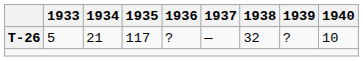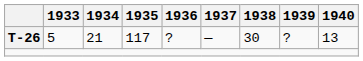(252, 38) 32 -> (252, 38) 30
(330, 38) 10 -> (330, 38) 13
